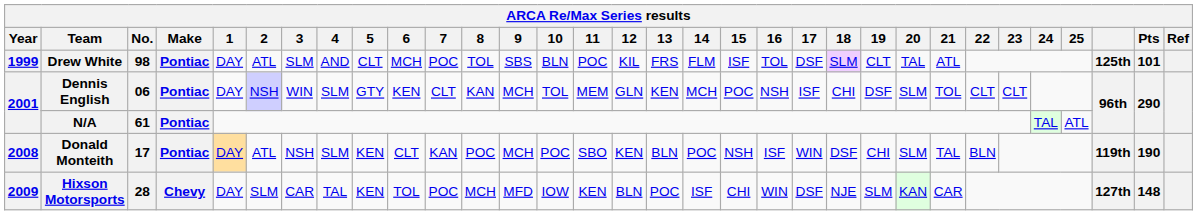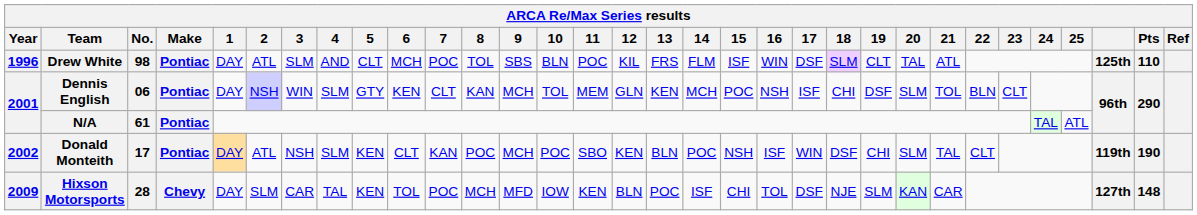(23, 61) 1999 -> (23, 61) 1996
(774, 61) TOL -> (774, 61) WIN
(1149, 61) 101 -> (1149, 61) 110
(982, 91) CLT -> (982, 91) BLN
(23, 153) 2008 -> (23, 153) 2002
(982, 153) BLN -> (982, 153) CLT
(774, 191) WIN -> (774, 191) TOL
